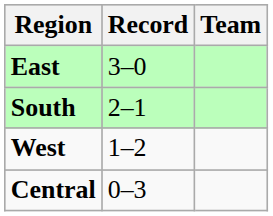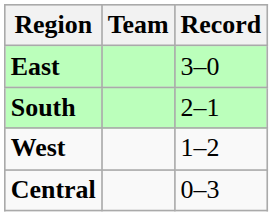columns swapped: (231, 25) <-> (148, 25)
